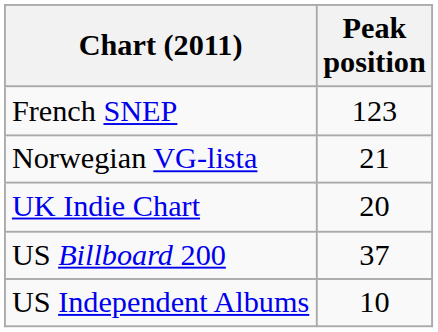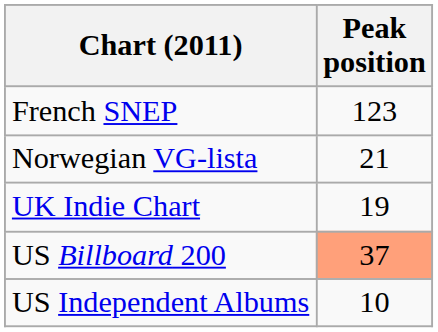(374, 206) 20 -> (374, 206) 19
(374, 254) no background -> (374, 254) lightsalmon background
